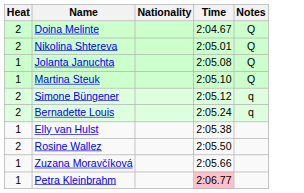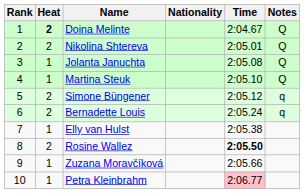+ column: (20, 12)
(18, 29) normal -> (49, 29) bold
(214, 146) normal -> (245, 146) bold
